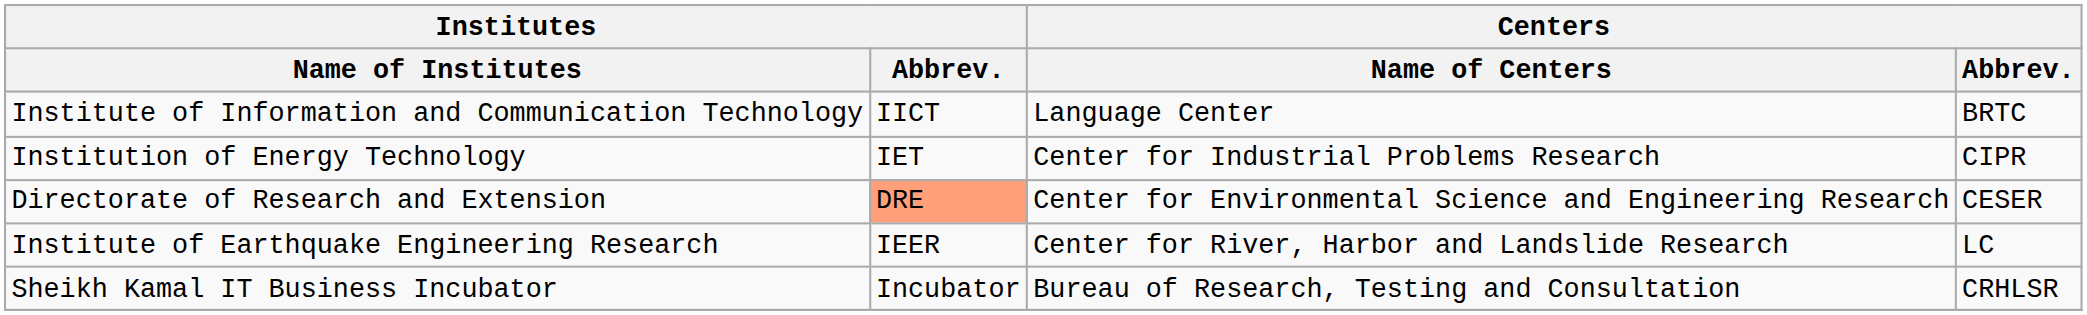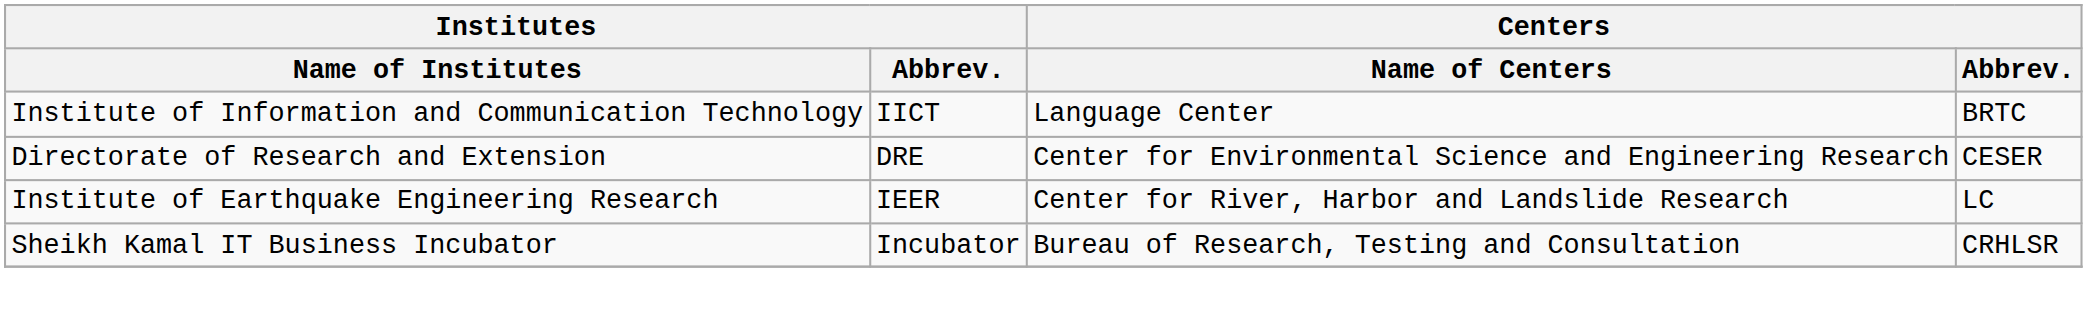- row: (269, 158)
(900, 201) lightsalmon background -> (900, 158) no background
